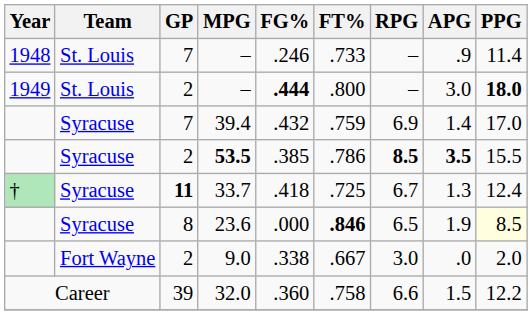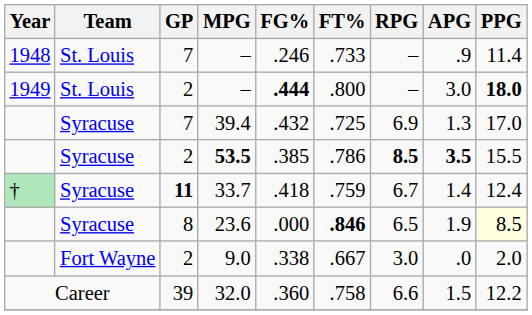(348, 123) .759 -> (348, 123) .725
(458, 123) 1.4 -> (458, 123) 1.3
(348, 190) .725 -> (348, 190) .759
(458, 190) 1.3 -> (458, 190) 1.4
